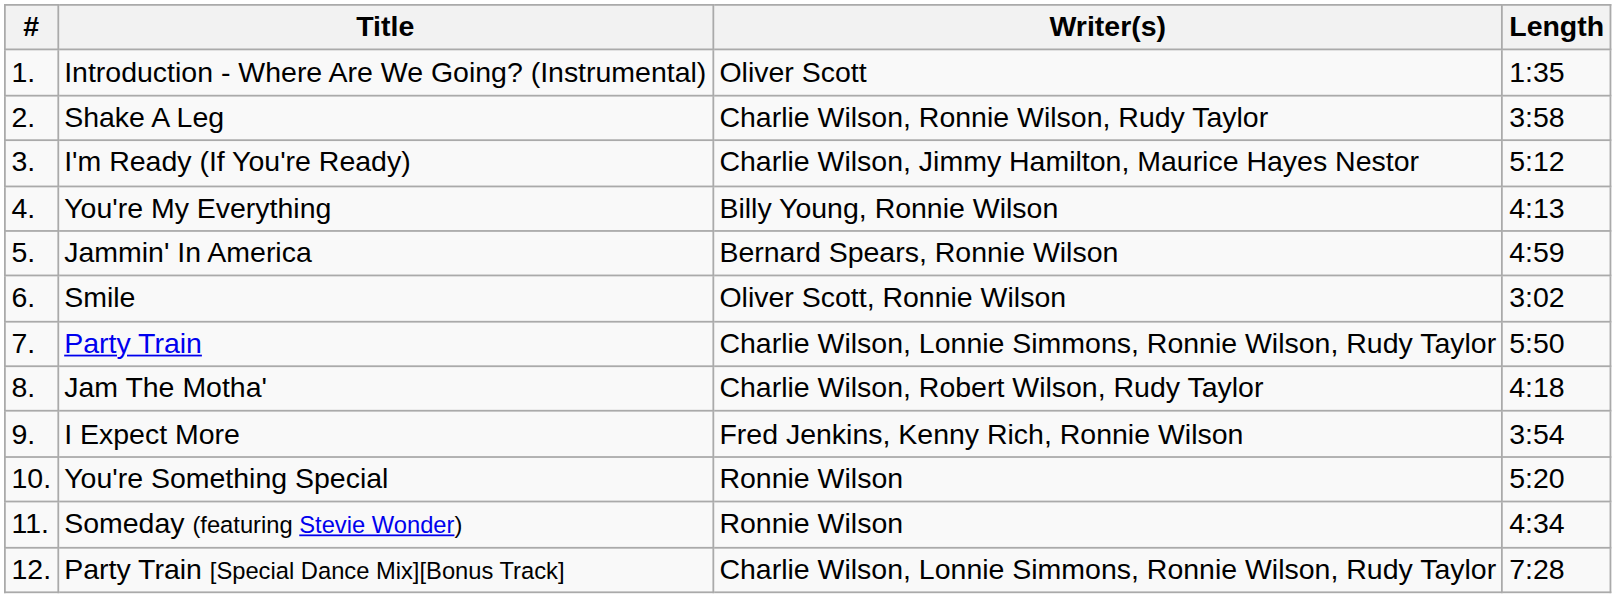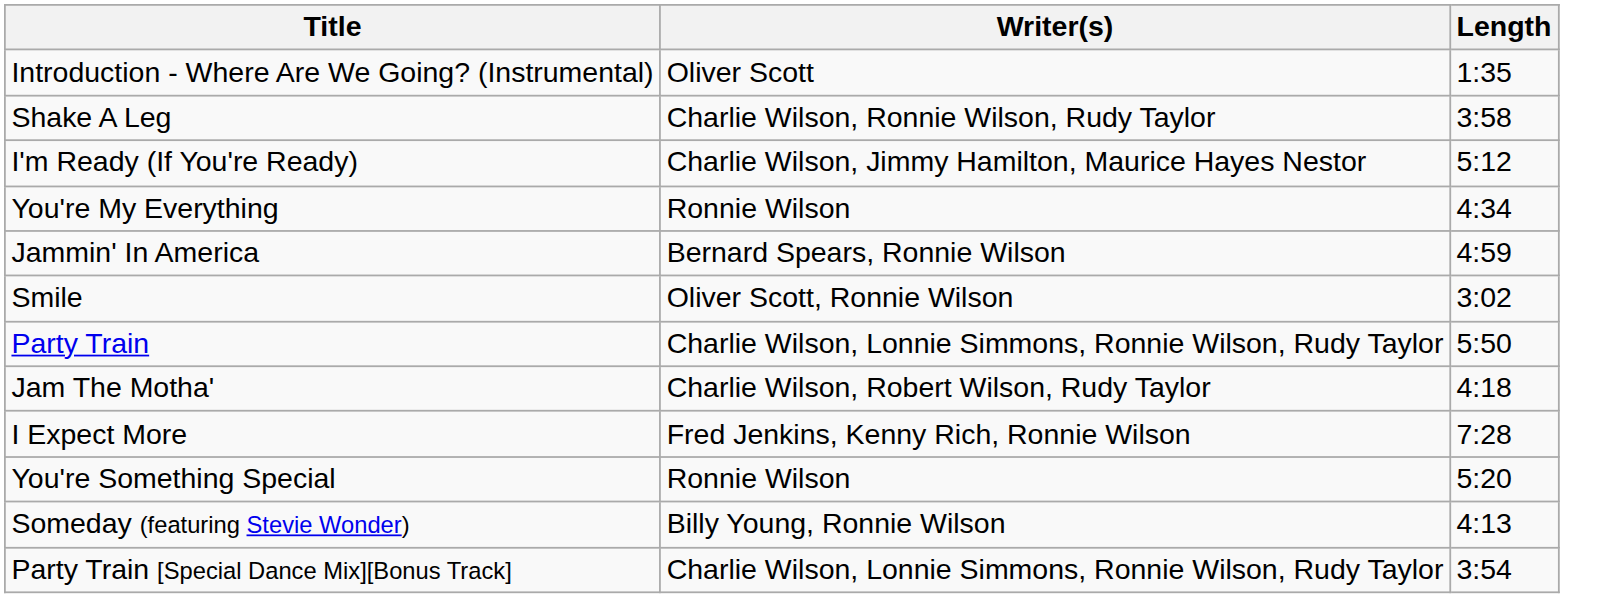- column: (31, 27)
(889, 207) Billy Young, Ronnie Wilson -> (759, 207) Ronnie Wilson
(1537, 207) 4:13 -> (1484, 207) 4:34
(1537, 433) 3:54 -> (1484, 433) 7:28
(811, 523) Ronnie Wilson -> (836, 523) Billy Young, Ronnie Wilson
(1537, 523) 4:34 -> (1484, 523) 4:13
(1537, 569) 7:28 -> (1484, 569) 3:54
